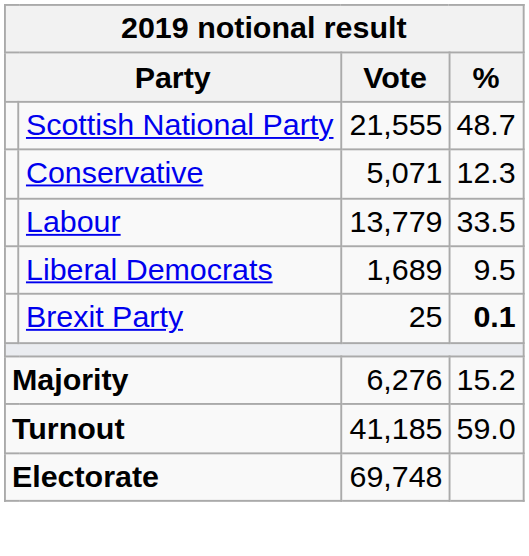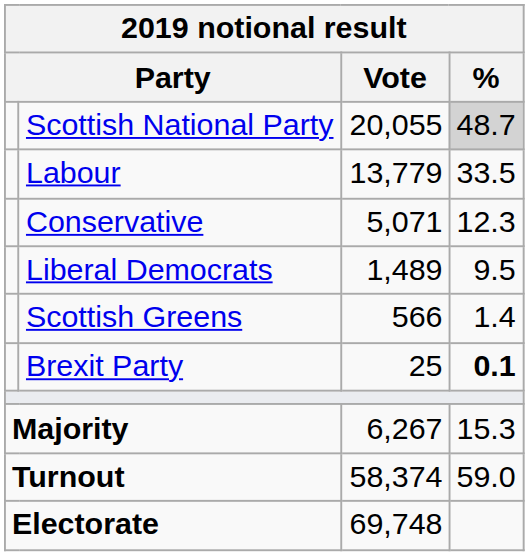(396, 125) 21,555 -> (396, 125) 20,055
(486, 125) no background -> (486, 125) lightgrey background
rows swapped: (73, 221) <-> (115, 173)
(404, 269) 1,689 -> (404, 269) 1,489
+ row: (134, 317)
(404, 380) 6,276 -> (404, 428) 6,267
(486, 380) 15.2 -> (486, 428) 15.3
(396, 428) 41,185 -> (396, 476) 58,374
